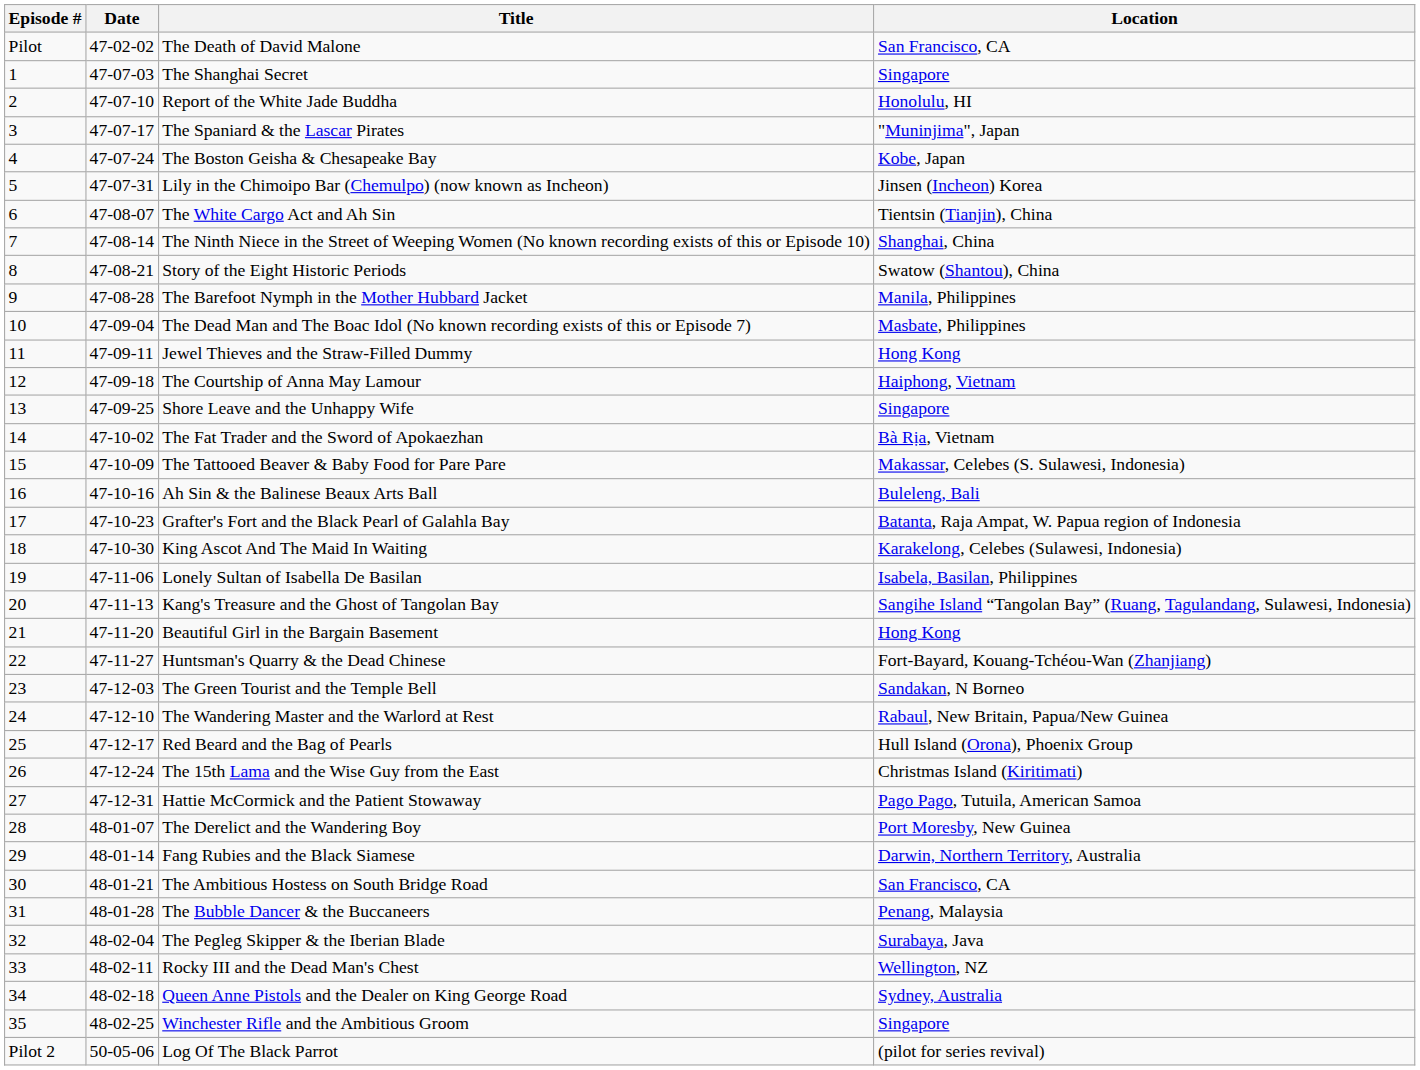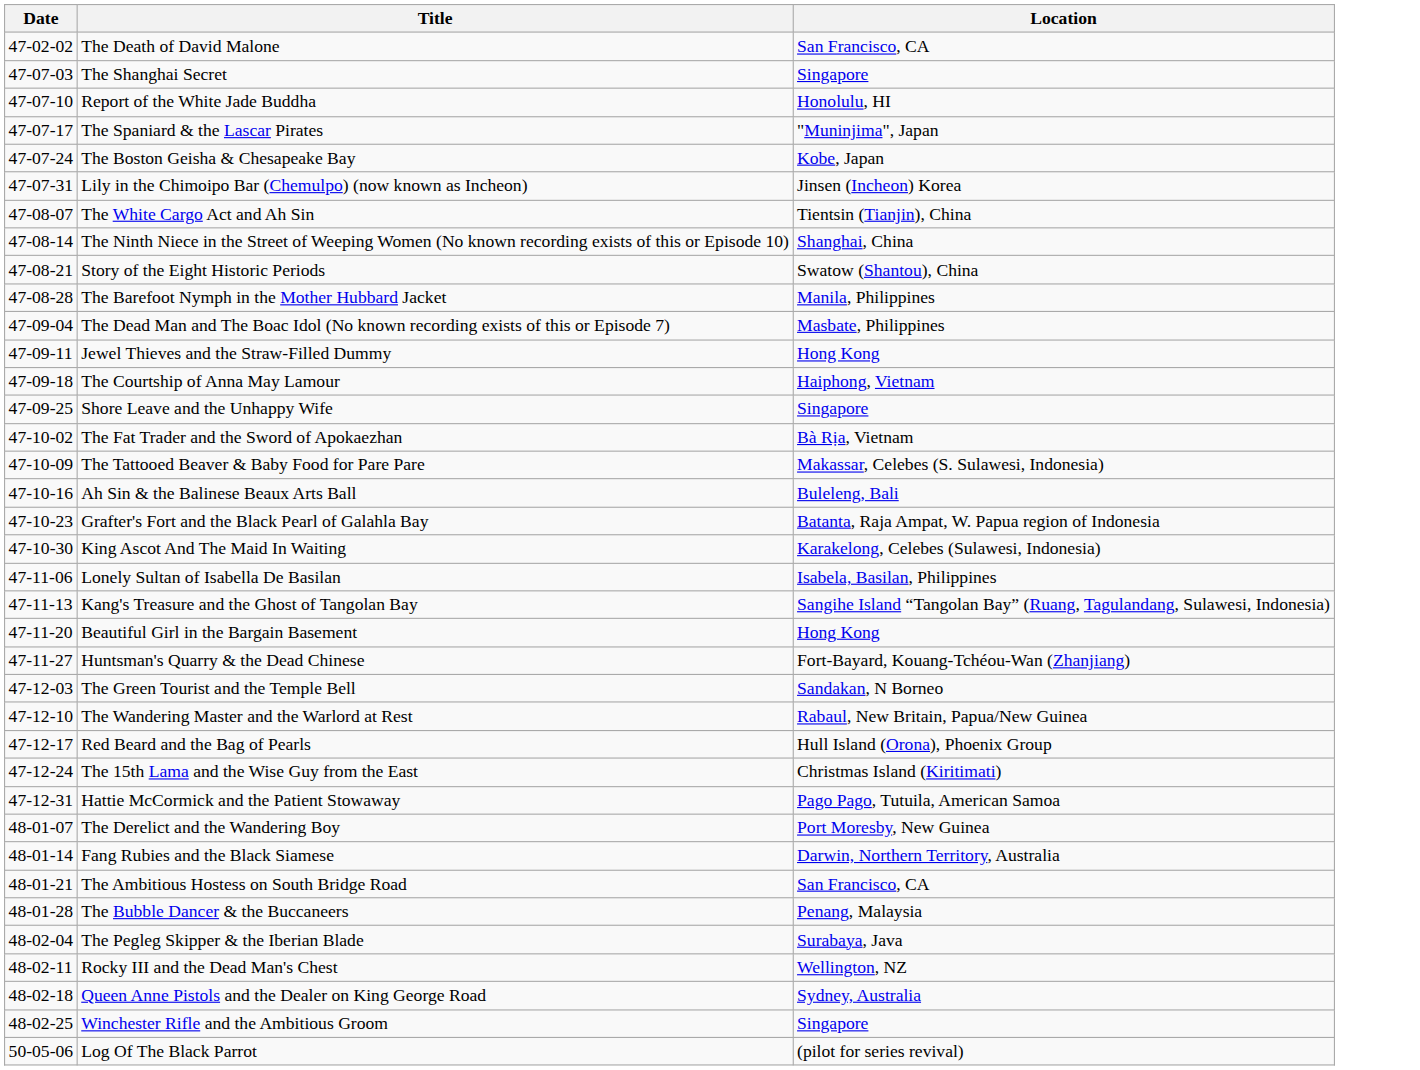- column: (45, 18)
